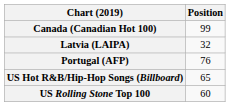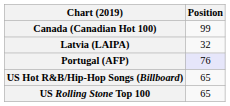(205, 61) no background -> (205, 61) lavender background
(205, 93) 60 -> (205, 93) 65
